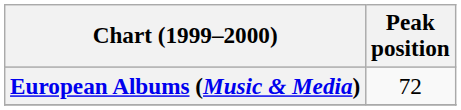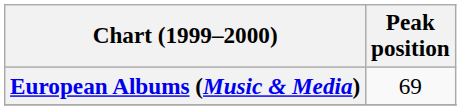(410, 85) 72 -> (410, 85) 69
